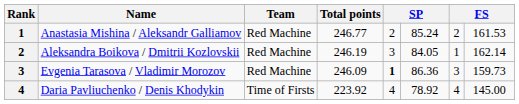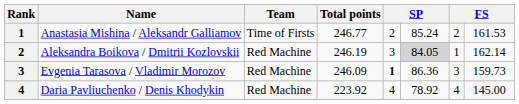(279, 33) Red Machine -> (281, 33) Time of Firsts
(425, 52) no background -> (425, 52) lightgrey background
(281, 90) Time of Firsts -> (279, 90) Red Machine
